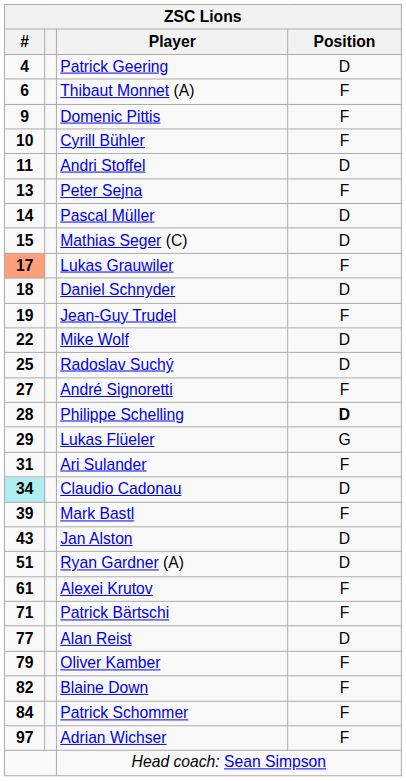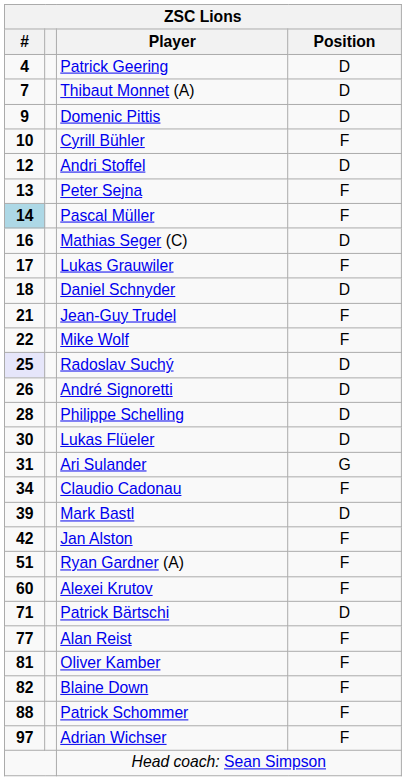(25, 91) 6 -> (25, 91) 7
(344, 91) F -> (344, 91) D
(344, 116) F -> (344, 116) D
(25, 166) 11 -> (25, 166) 12
(25, 215) no background -> (25, 215) lightblue background
(344, 215) D -> (344, 215) F
(25, 240) 15 -> (25, 240) 16
(25, 265) lightsalmon background -> (25, 265) no background
(25, 315) 19 -> (25, 315) 21
(344, 340) D -> (344, 340) F
(25, 365) no background -> (25, 365) lavender background
(25, 389) 27 -> (25, 389) 26
(344, 389) F -> (344, 389) D
(344, 414) bold -> (344, 414) normal
(25, 439) 29 -> (25, 439) 30
(344, 439) G -> (344, 439) D
(344, 464) F -> (344, 464) G
(25, 489) paleturquoise background -> (25, 489) no background
(344, 489) D -> (344, 489) F
(344, 514) F -> (344, 514) D
(25, 539) 43 -> (25, 539) 42
(344, 539) D -> (344, 539) F
(344, 564) D -> (344, 564) F
(25, 588) 61 -> (25, 588) 60
(344, 613) F -> (344, 613) D
(344, 638) D -> (344, 638) F
(25, 663) 79 -> (25, 663) 81
(25, 713) 84 -> (25, 713) 88
